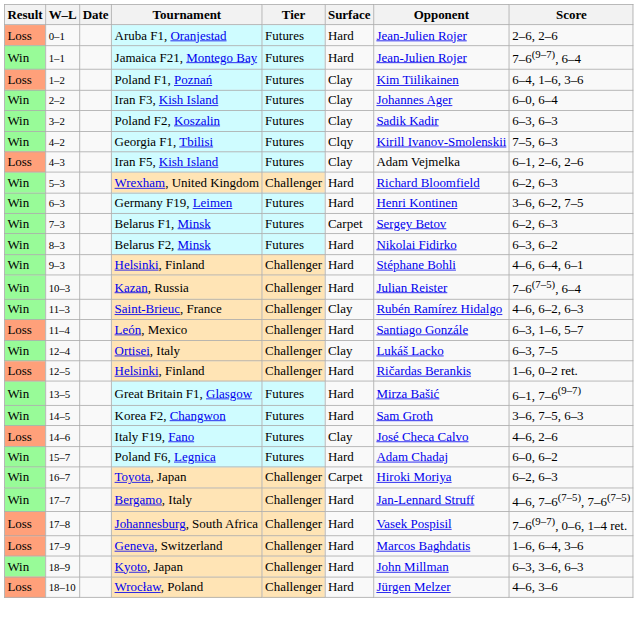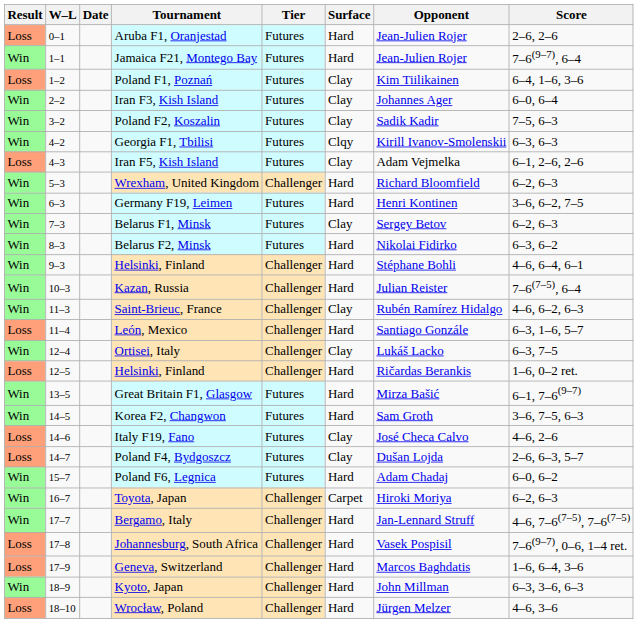(535, 121) 6–3, 6–3 -> (535, 121) 7–5, 6–3
(535, 141) 7–5, 6–3 -> (535, 141) 6–3, 6–3
(345, 223) Carpet -> (340, 223) Clay
+ row: (59, 457)
